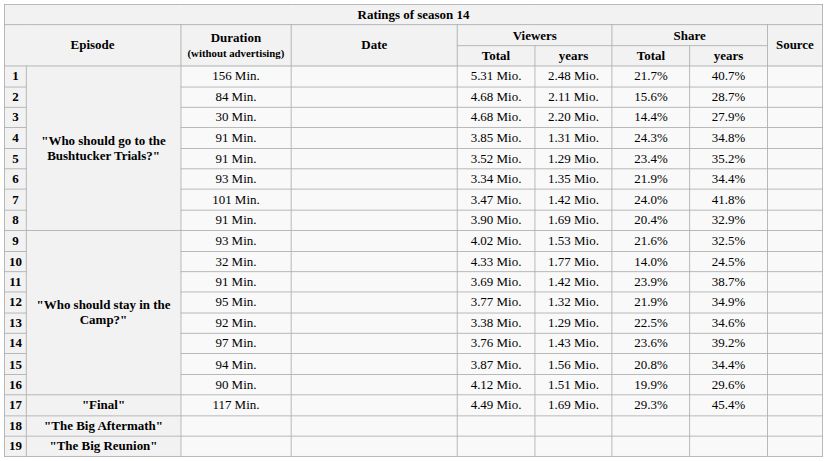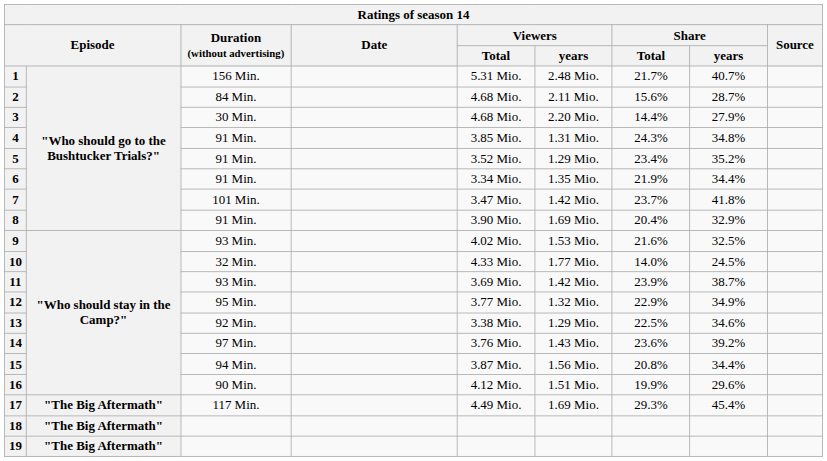(236, 179) 93 Min. -> (236, 179) 91 Min.
(651, 199) 24.0% -> (651, 199) 23.7%
(236, 281) 91 Min. -> (236, 281) 93 Min.
(651, 302) 21.9% -> (651, 302) 22.9%
(104, 405) "Final" -> (104, 405) "The Big Aftermath"
(104, 446) "The Big Reunion" -> (104, 446) "The Big Aftermath"
